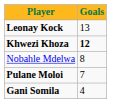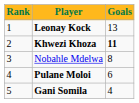+ column: (18, 12)
(85, 43) 12 -> (112, 43) 11
(82, 75) 7 -> (110, 75) 6
